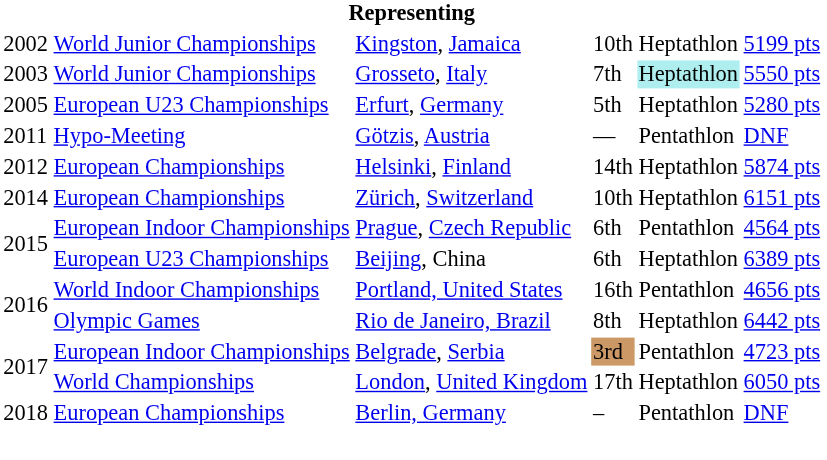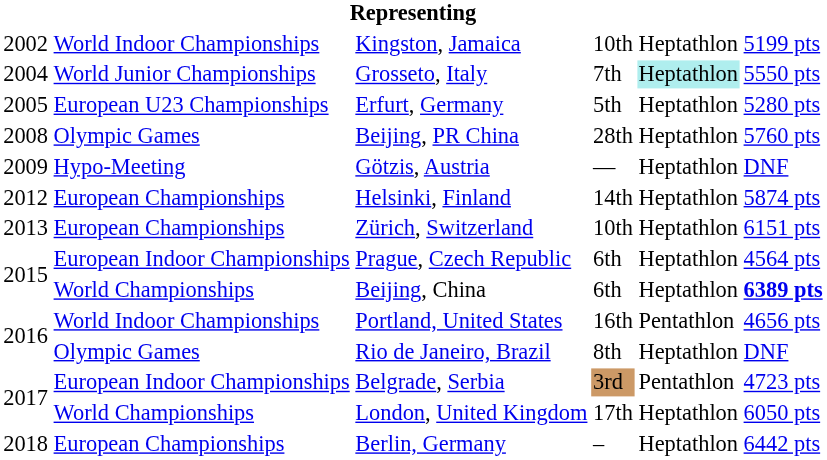(185, 43) World Junior Championships -> (186, 43) World Indoor Championships
(26, 74) 2003 -> (26, 74) 2004
+ row: (437, 135)
(25, 135) 2011 -> (26, 166) 2009
(686, 135) Pentathlon -> (688, 166) Heptathlon
(26, 197) 2014 -> (26, 228) 2013
(686, 228) Pentathlon -> (688, 258) Heptathlon
(191, 258) European U23 Championships -> (154, 289) World Championships
(782, 258) normal -> (783, 289) bold
(782, 320) 6442 pts -> (766, 351) DNF
(686, 412) Pentathlon -> (688, 443) Heptathlon
(766, 412) DNF -> (782, 443) 6442 pts
